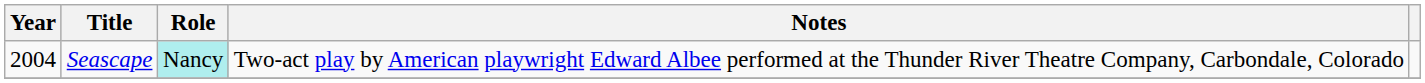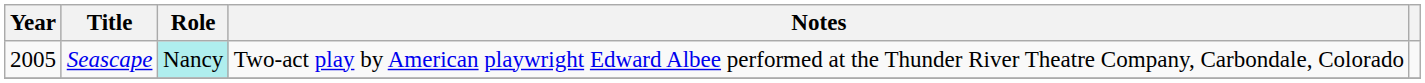(33, 59) 2004 -> (33, 59) 2005
